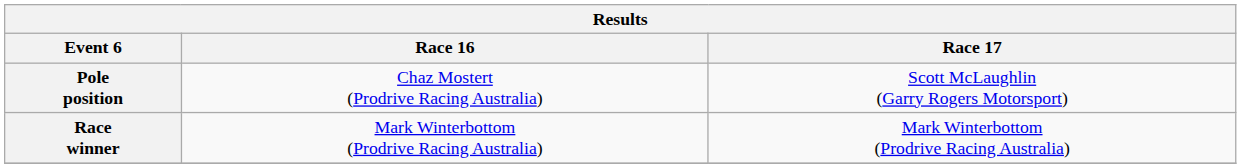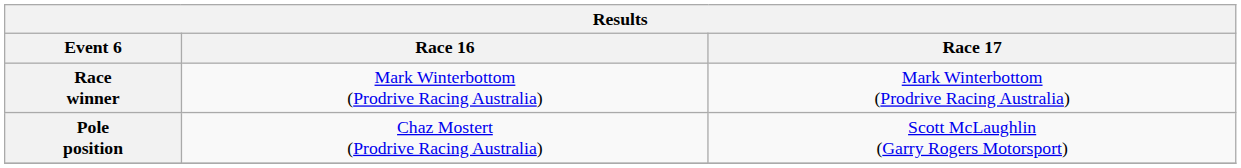rows swapped: (93, 87) <-> (93, 137)
